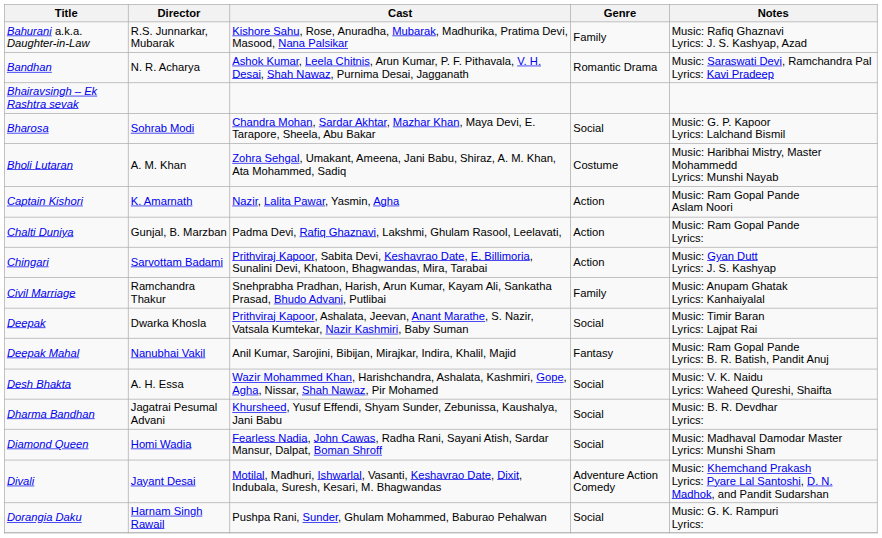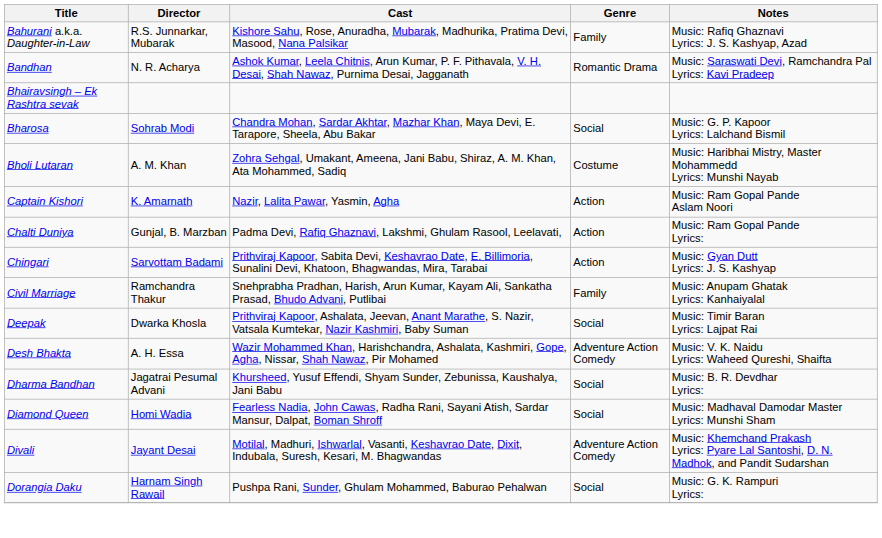- row: (43, 353)
(589, 384) Social -> (616, 353) Adventure Action Comedy
